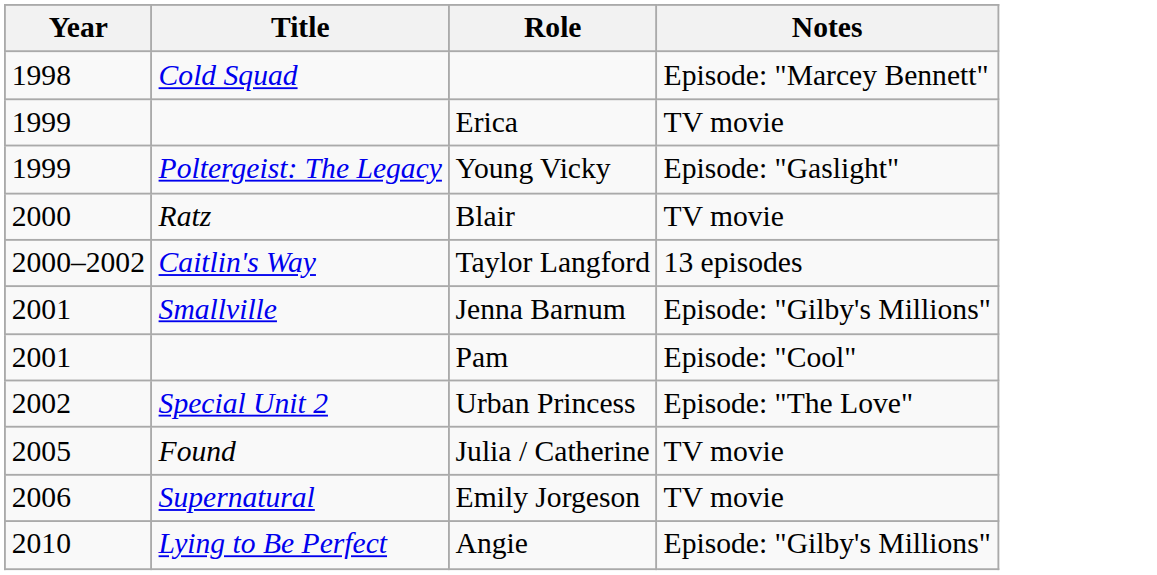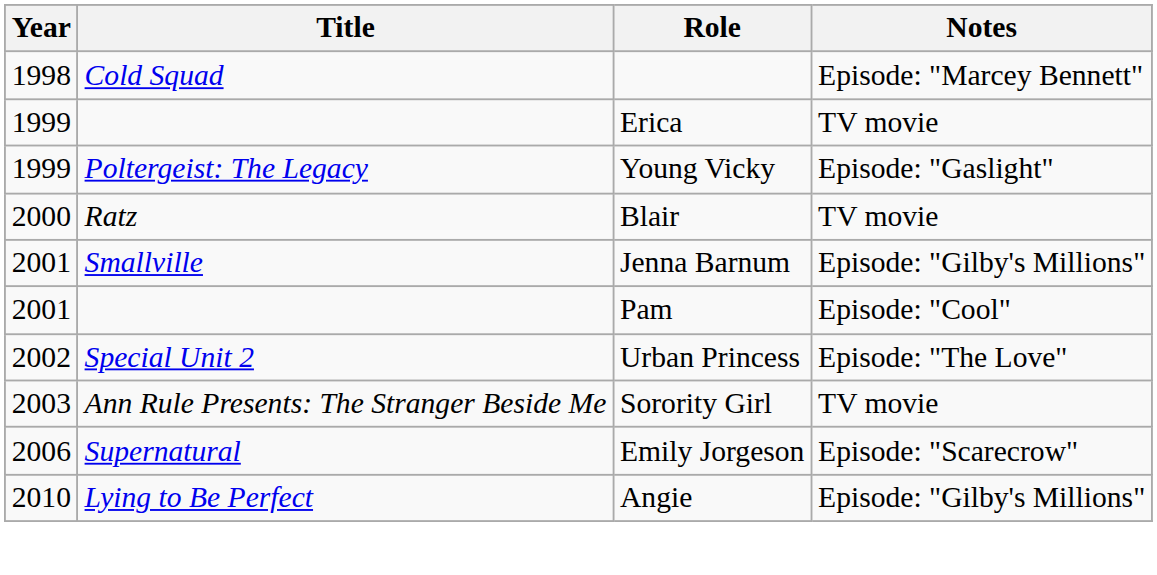- row: (553, 262)
+ row: (696, 403)
- row: (553, 450)
(724, 497) TV movie -> (948, 450) Episode: "Scarecrow"
